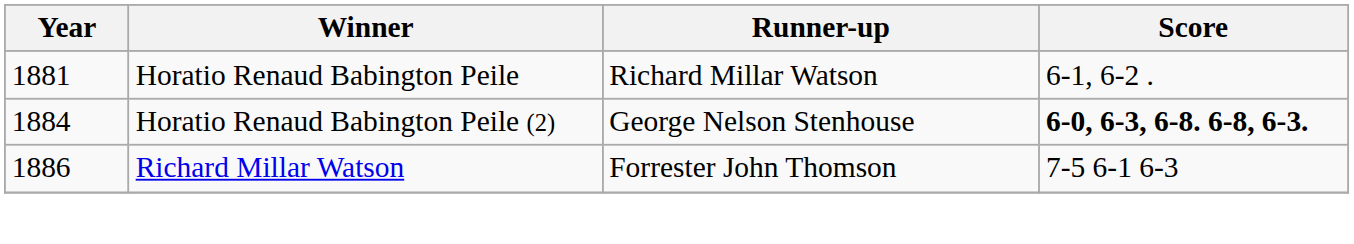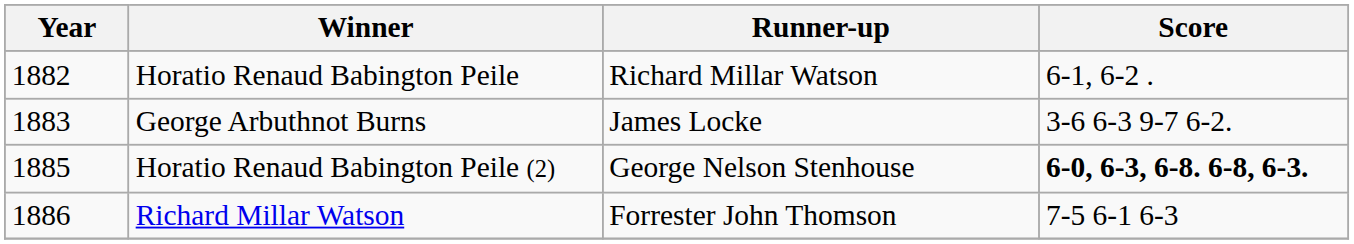(41, 74) 1881 -> (41, 74) 1882
+ row: (281, 121)
(41, 121) 1884 -> (41, 167) 1885
